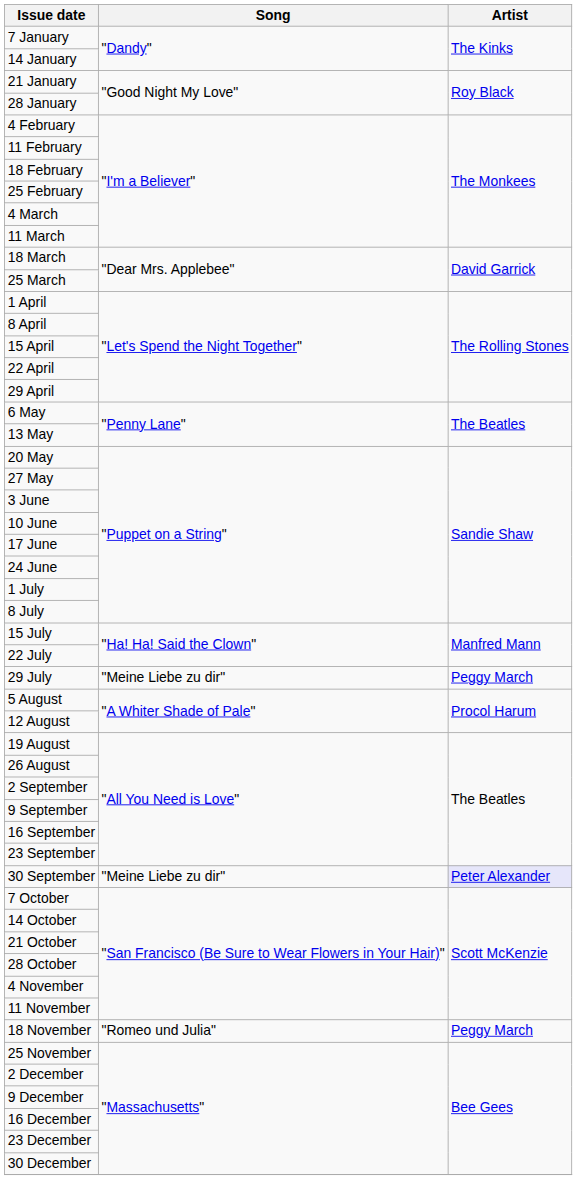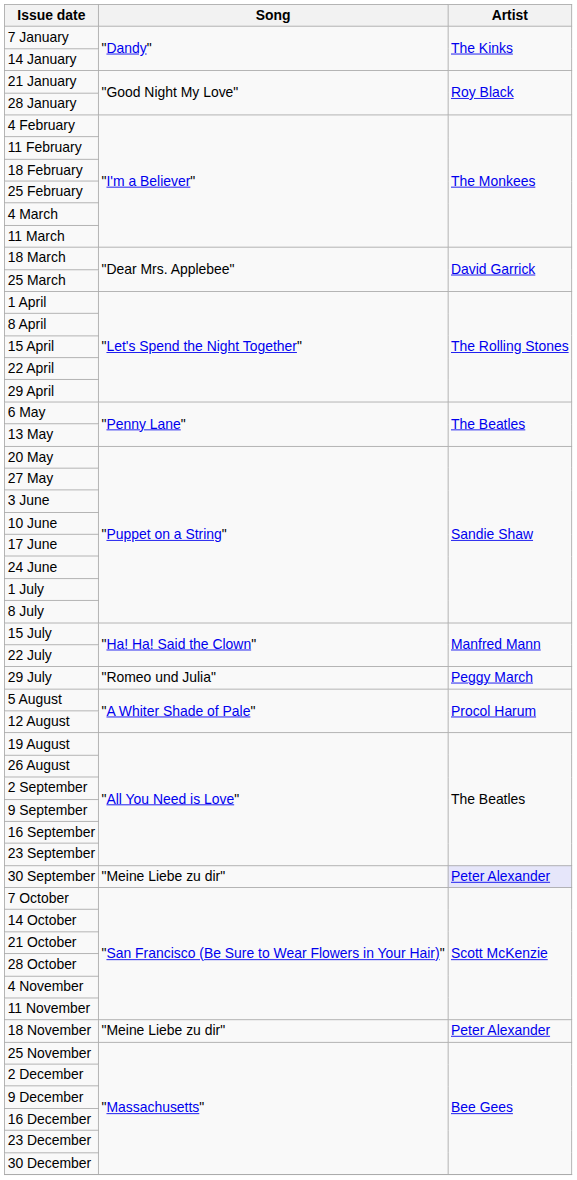(163, 677) "Meine Liebe zu dir" -> (159, 677) "Romeo und Julia"
(159, 1031) "Romeo und Julia" -> (163, 1031) "Meine Liebe zu dir"
(492, 1031) Peggy March -> (501, 1031) Peter Alexander
